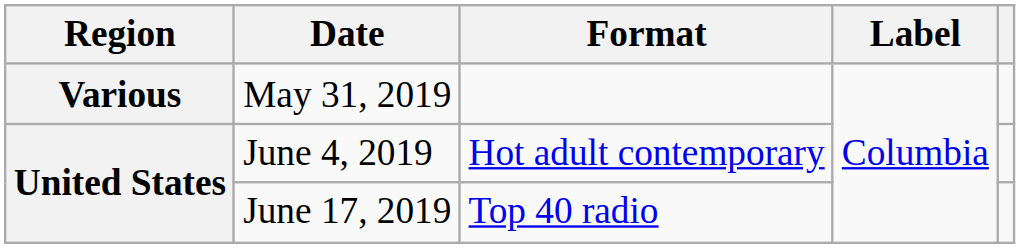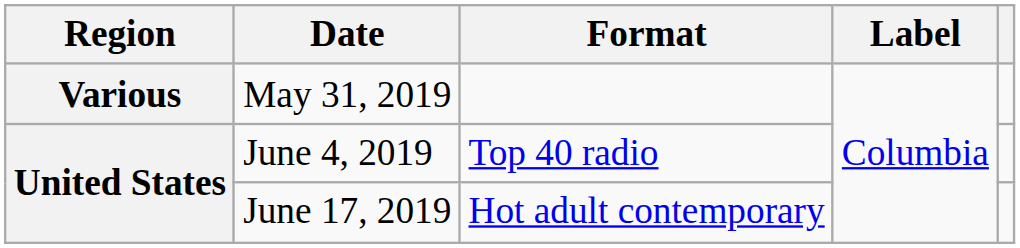(647, 152) Hot adult contemporary -> (564, 152) Top 40 radio
(564, 211) Top 40 radio -> (647, 211) Hot adult contemporary
